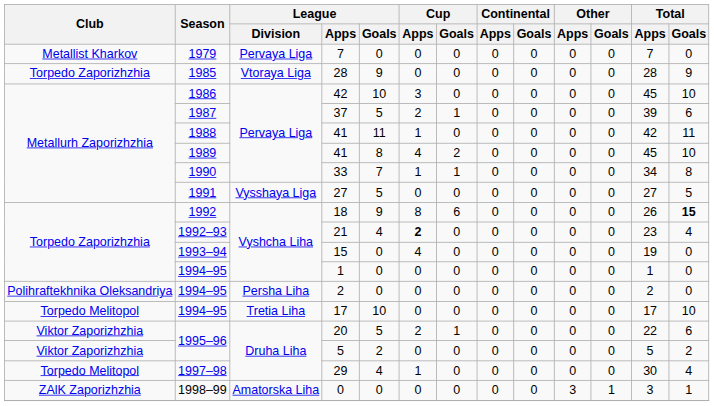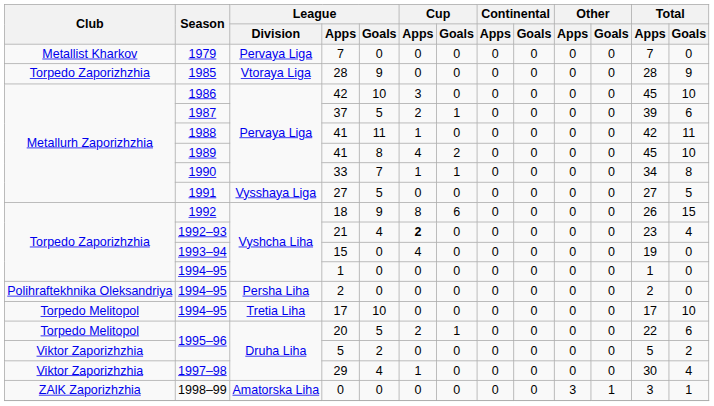(689, 212) bold -> (689, 212) normal
(90, 331) Viktor Zaporizhzhia -> (90, 331) Torpedo Melitopol
(90, 370) Torpedo Melitopol -> (90, 370) Viktor Zaporizhzhia
